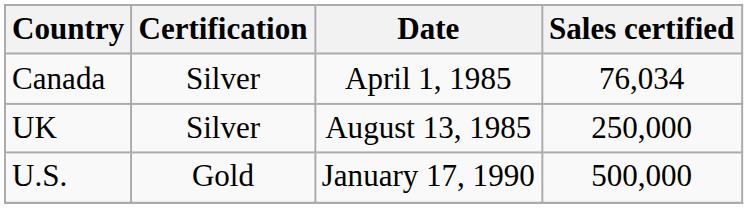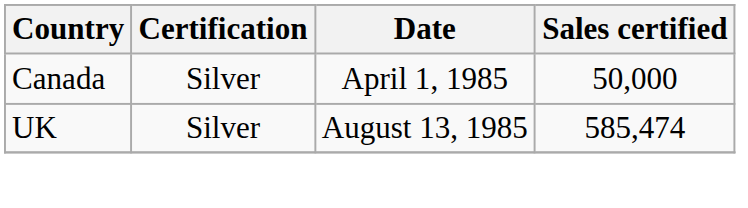(642, 78) 76,034 -> (635, 78) 50,000
(642, 127) 250,000 -> (635, 127) 585,474
- row: (40, 176)
